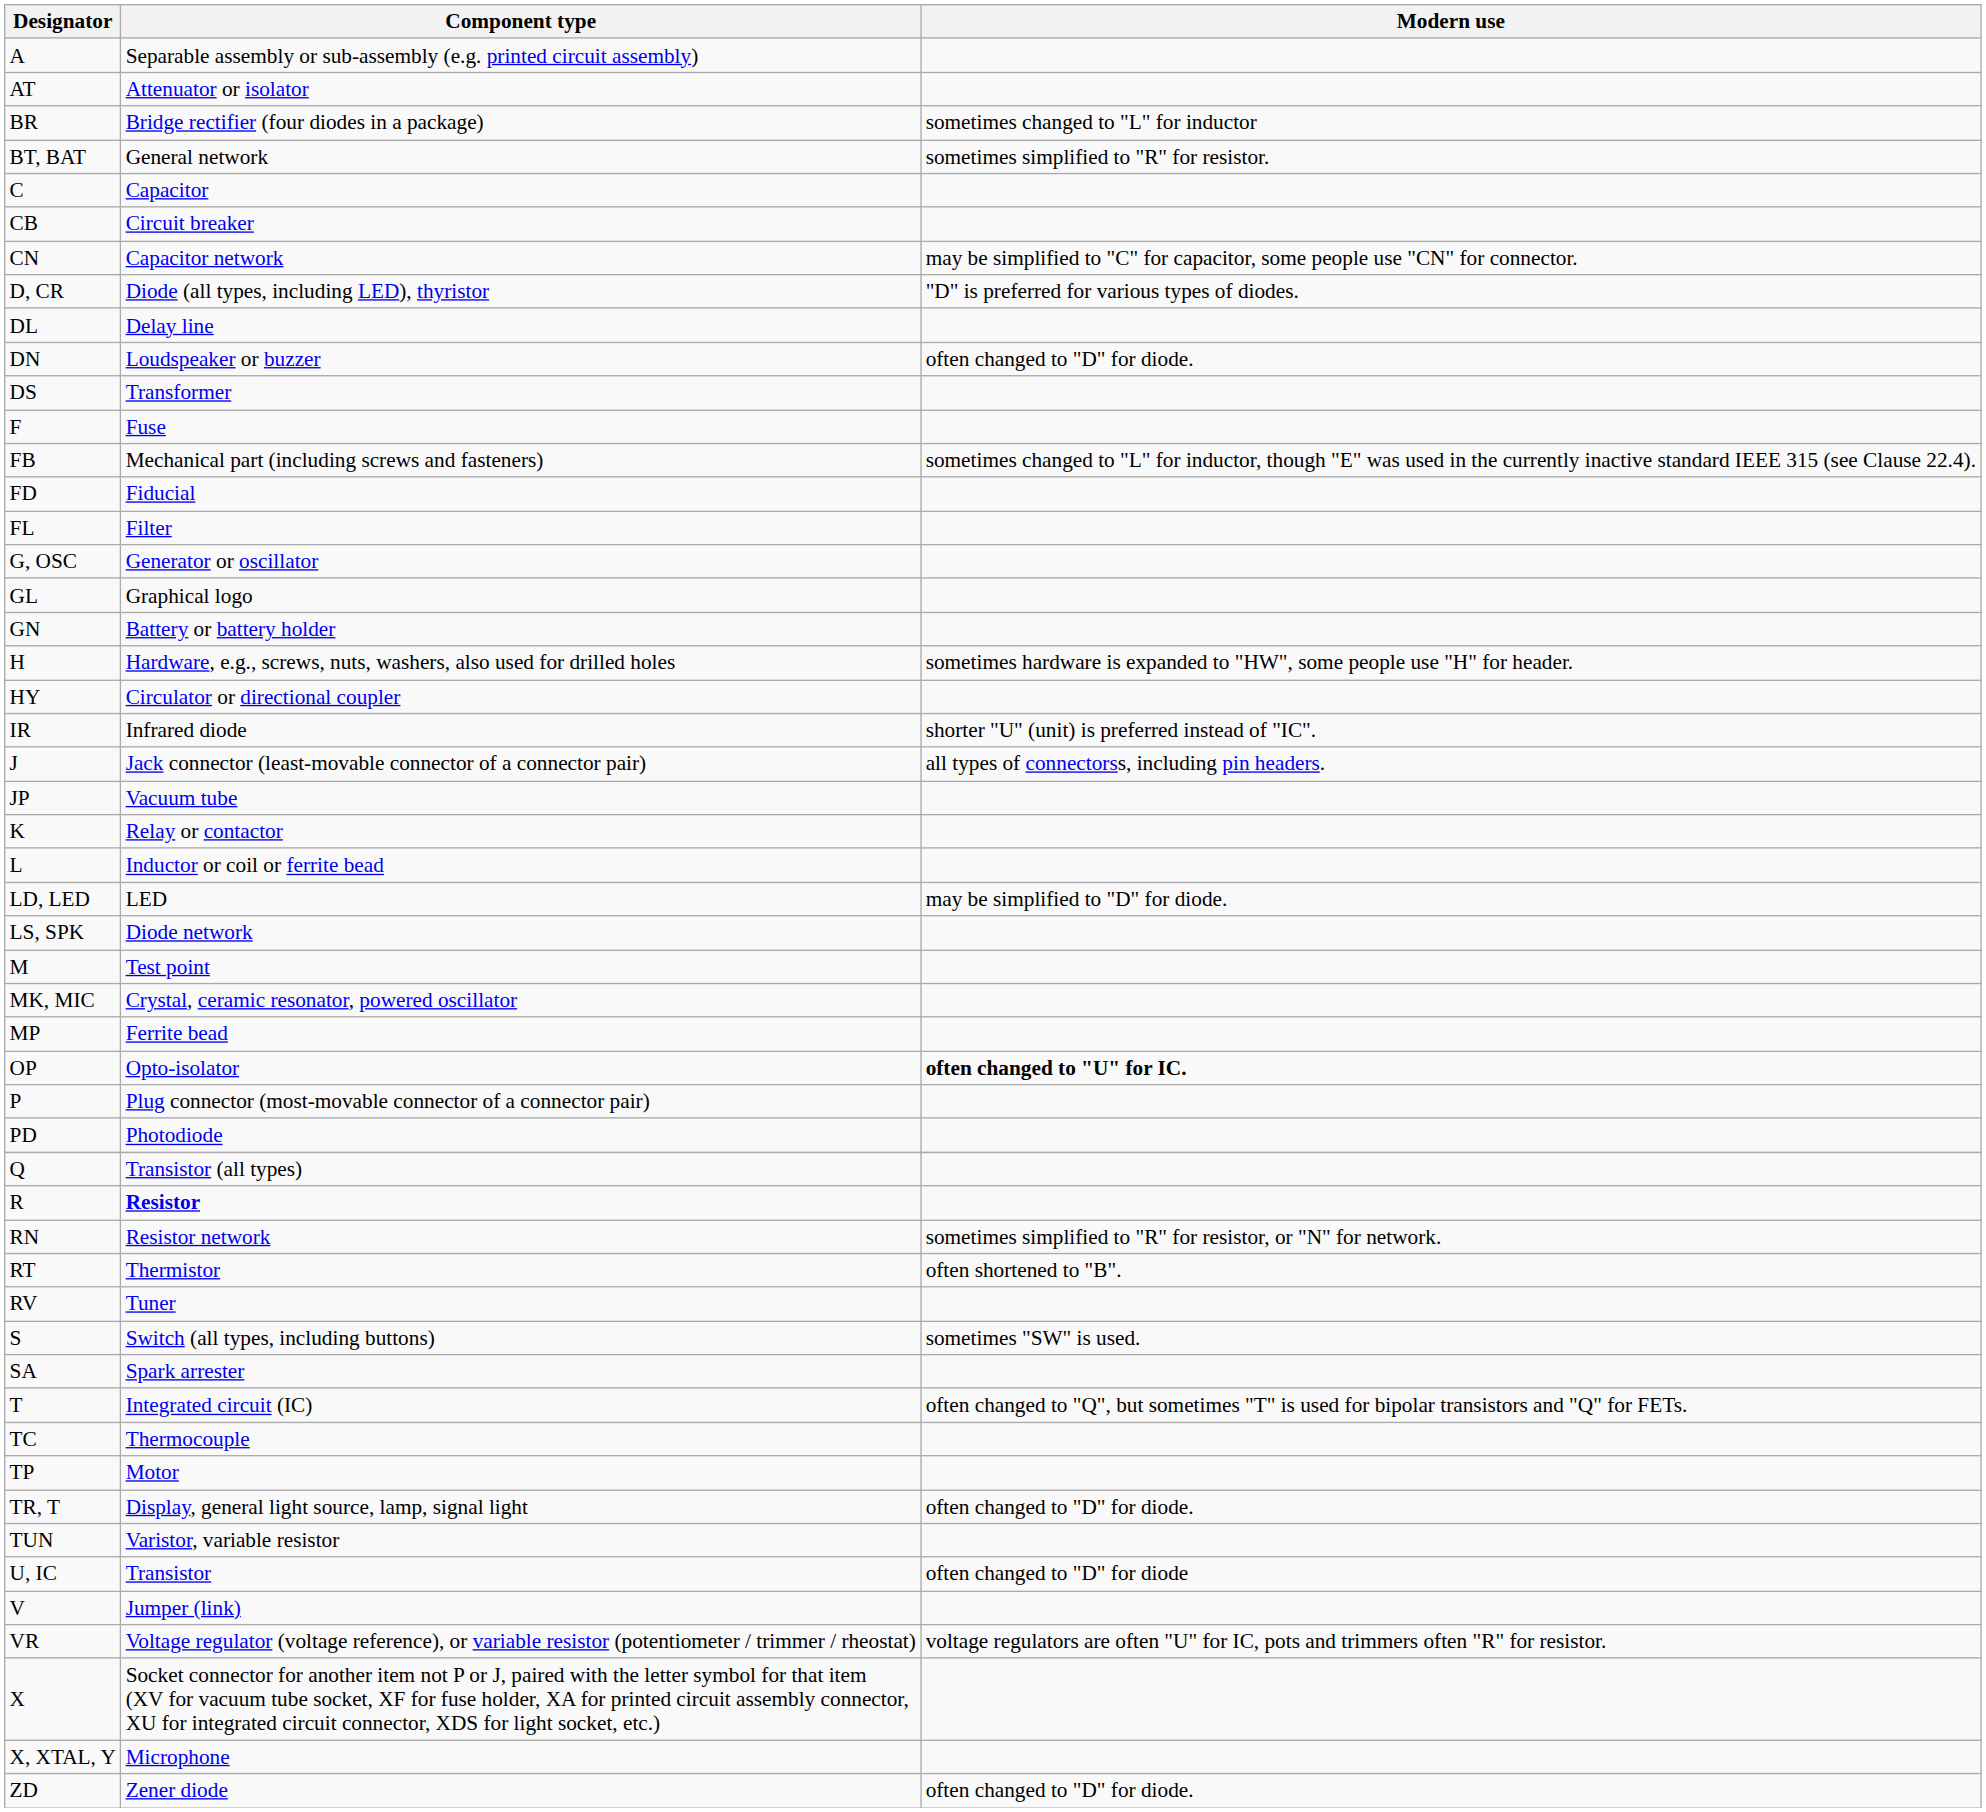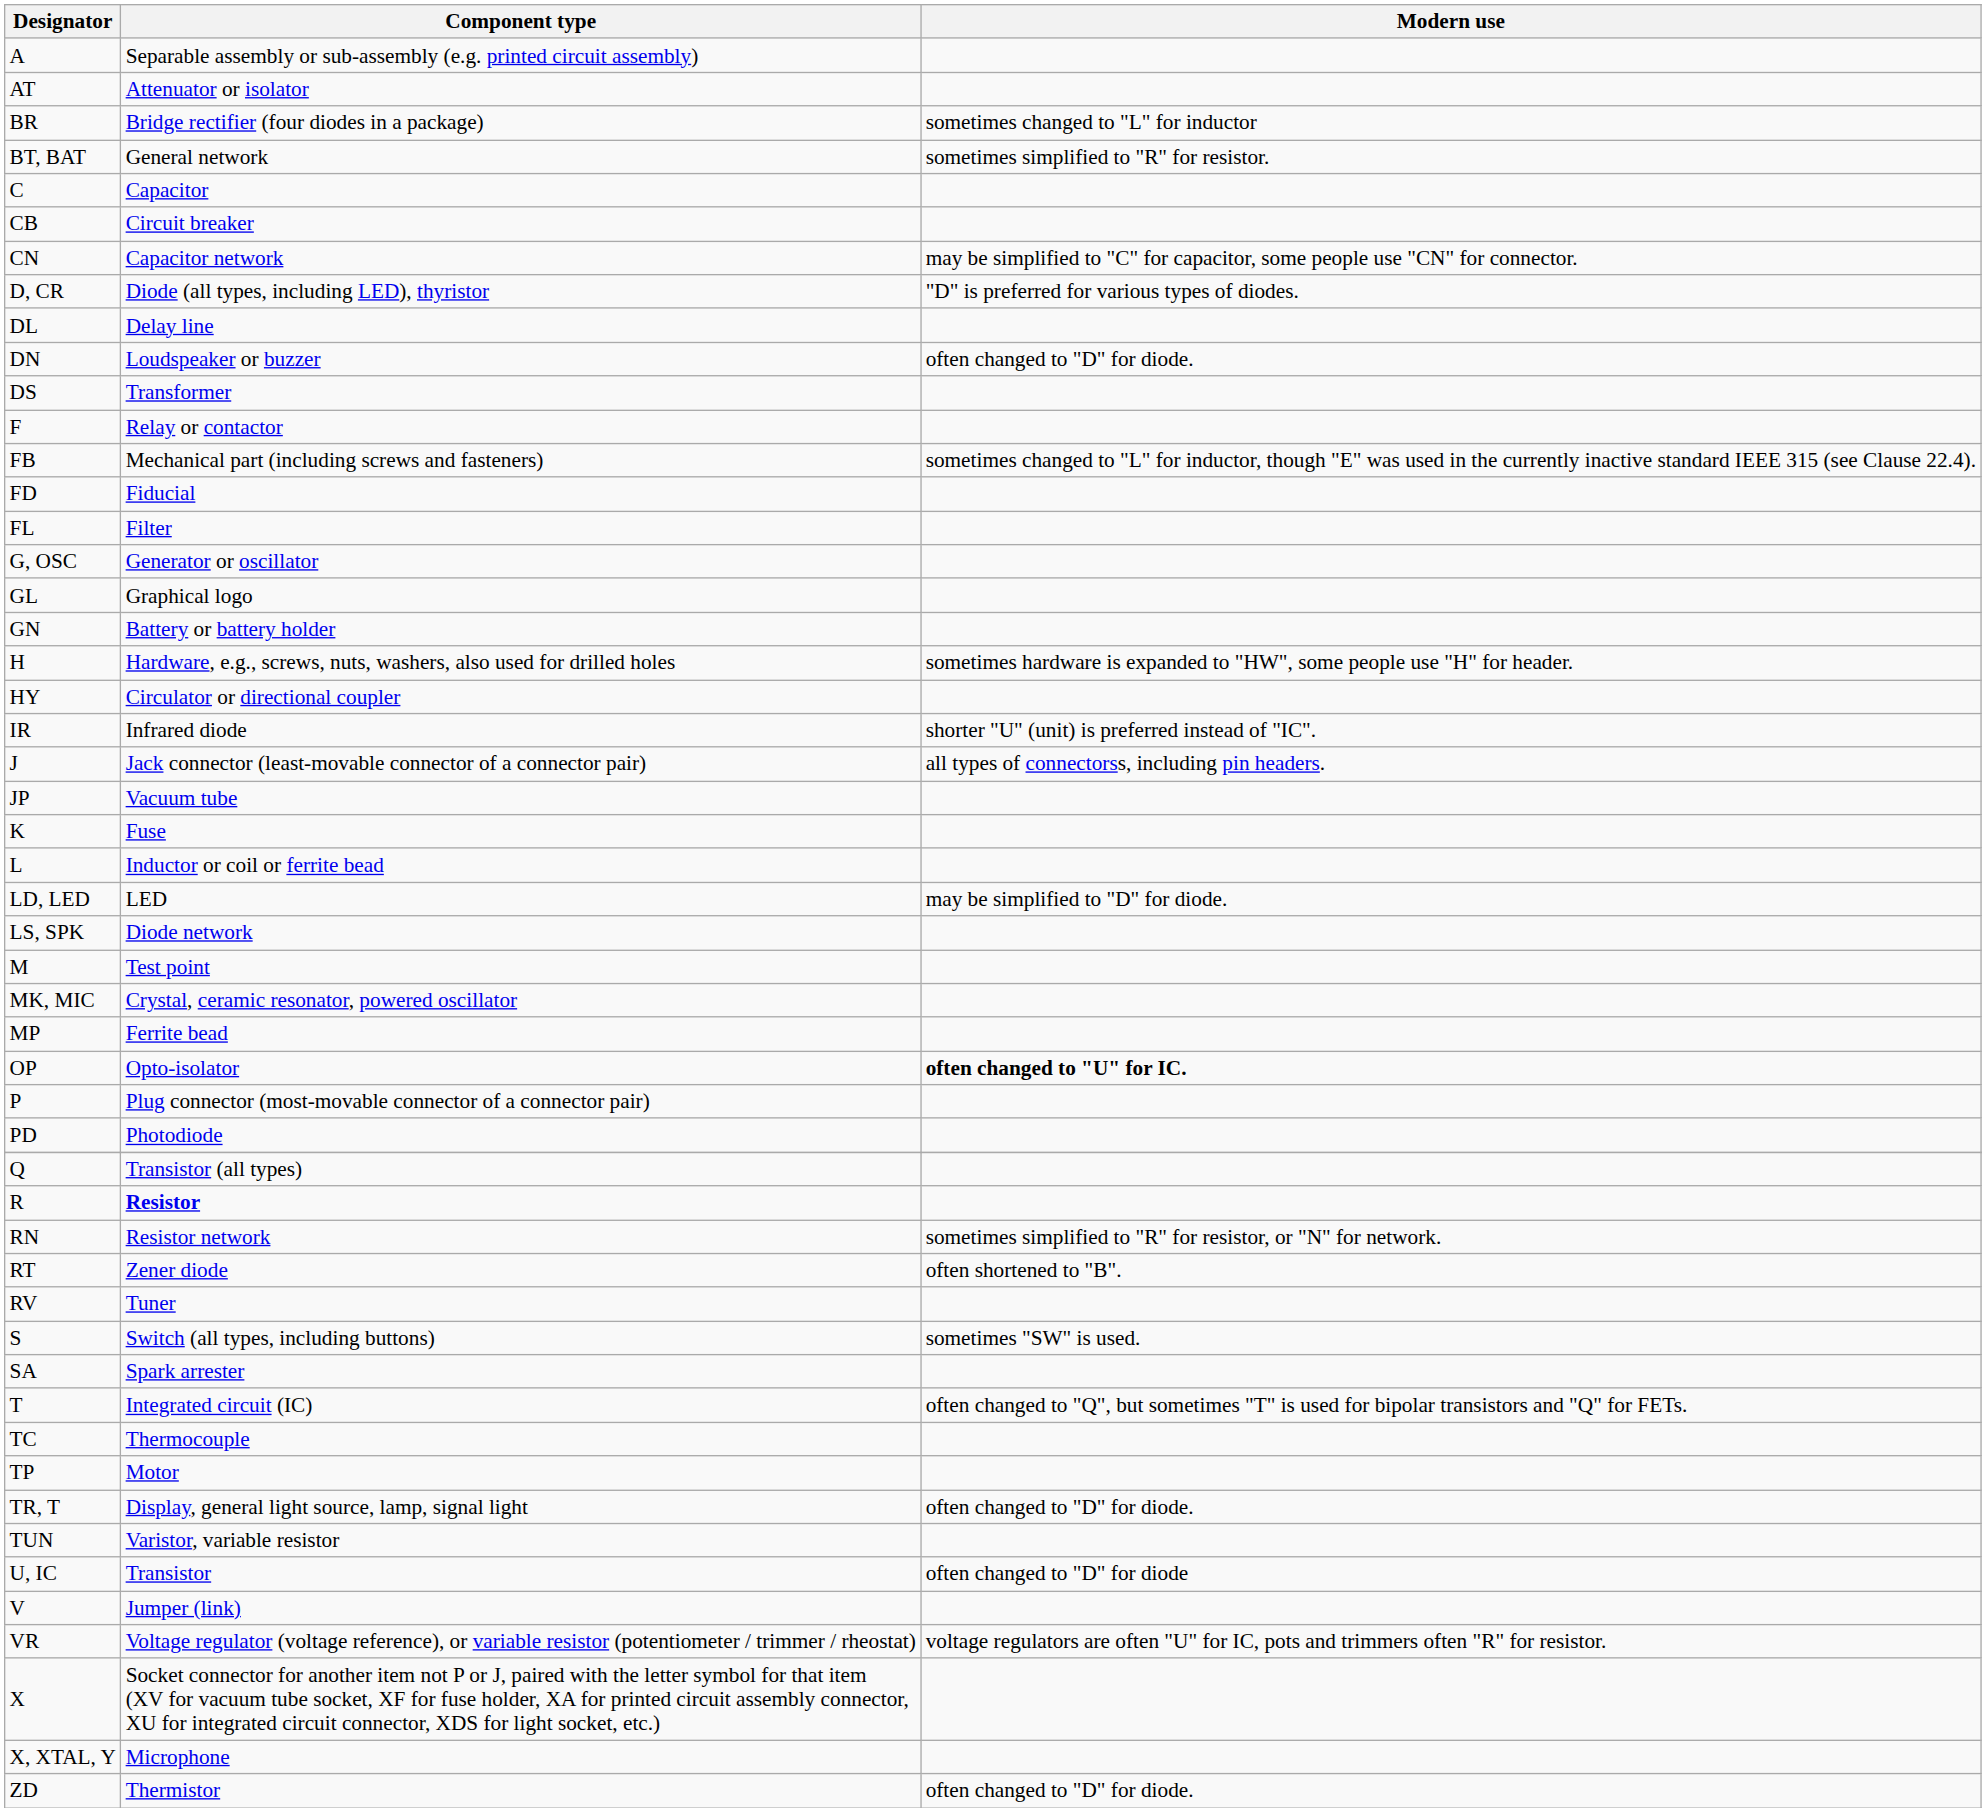(146, 426) Fuse -> (204, 426) Relay or contactor
(204, 831) Relay or contactor -> (146, 831) Fuse
(173, 1270) Thermistor -> (177, 1270) Zener diode
(177, 1790) Zener diode -> (173, 1790) Thermistor
